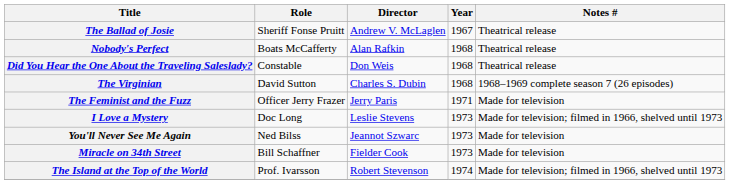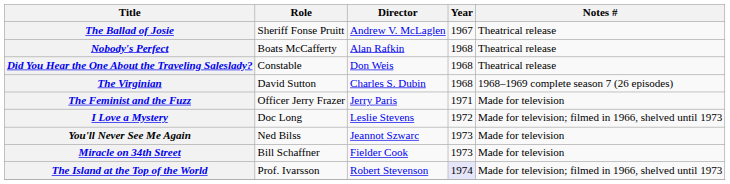(462, 118) 1973 -> (462, 118) 1972
(462, 170) no background -> (462, 170) lavender background
